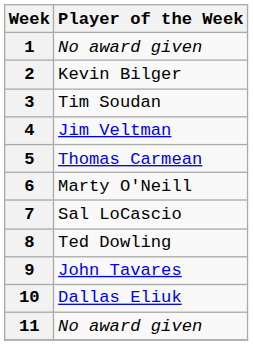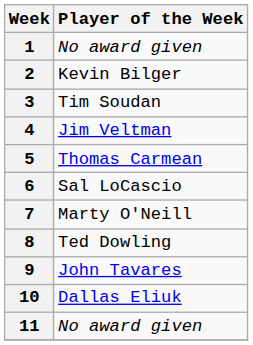(125, 186) Marty O'Neill -> (120, 186) Sal LoCascio
(120, 214) Sal LoCascio -> (125, 214) Marty O'Neill
